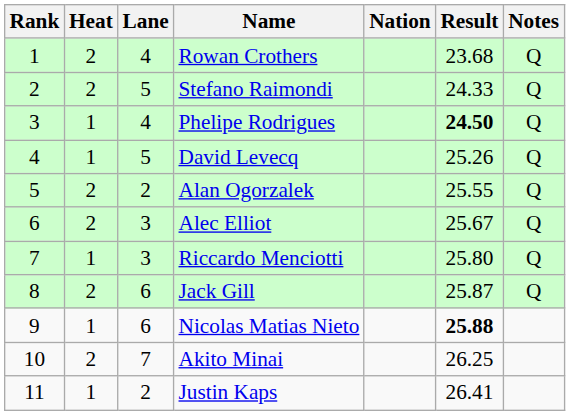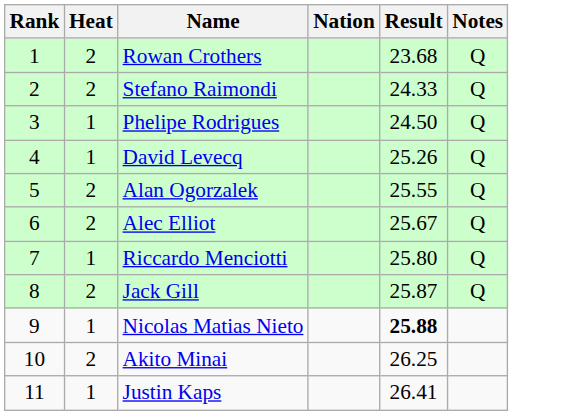- column: (146, 21)
(469, 122) bold -> (414, 122) normal
